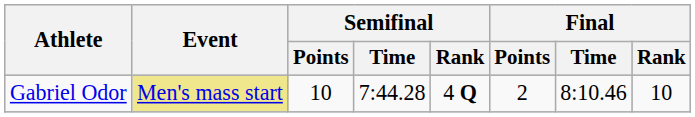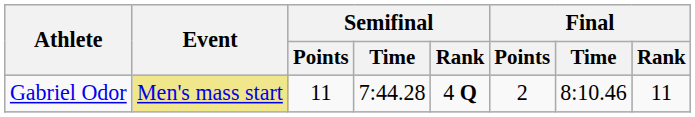(321, 93) 10 -> (321, 93) 11
(661, 93) 10 -> (661, 93) 11
